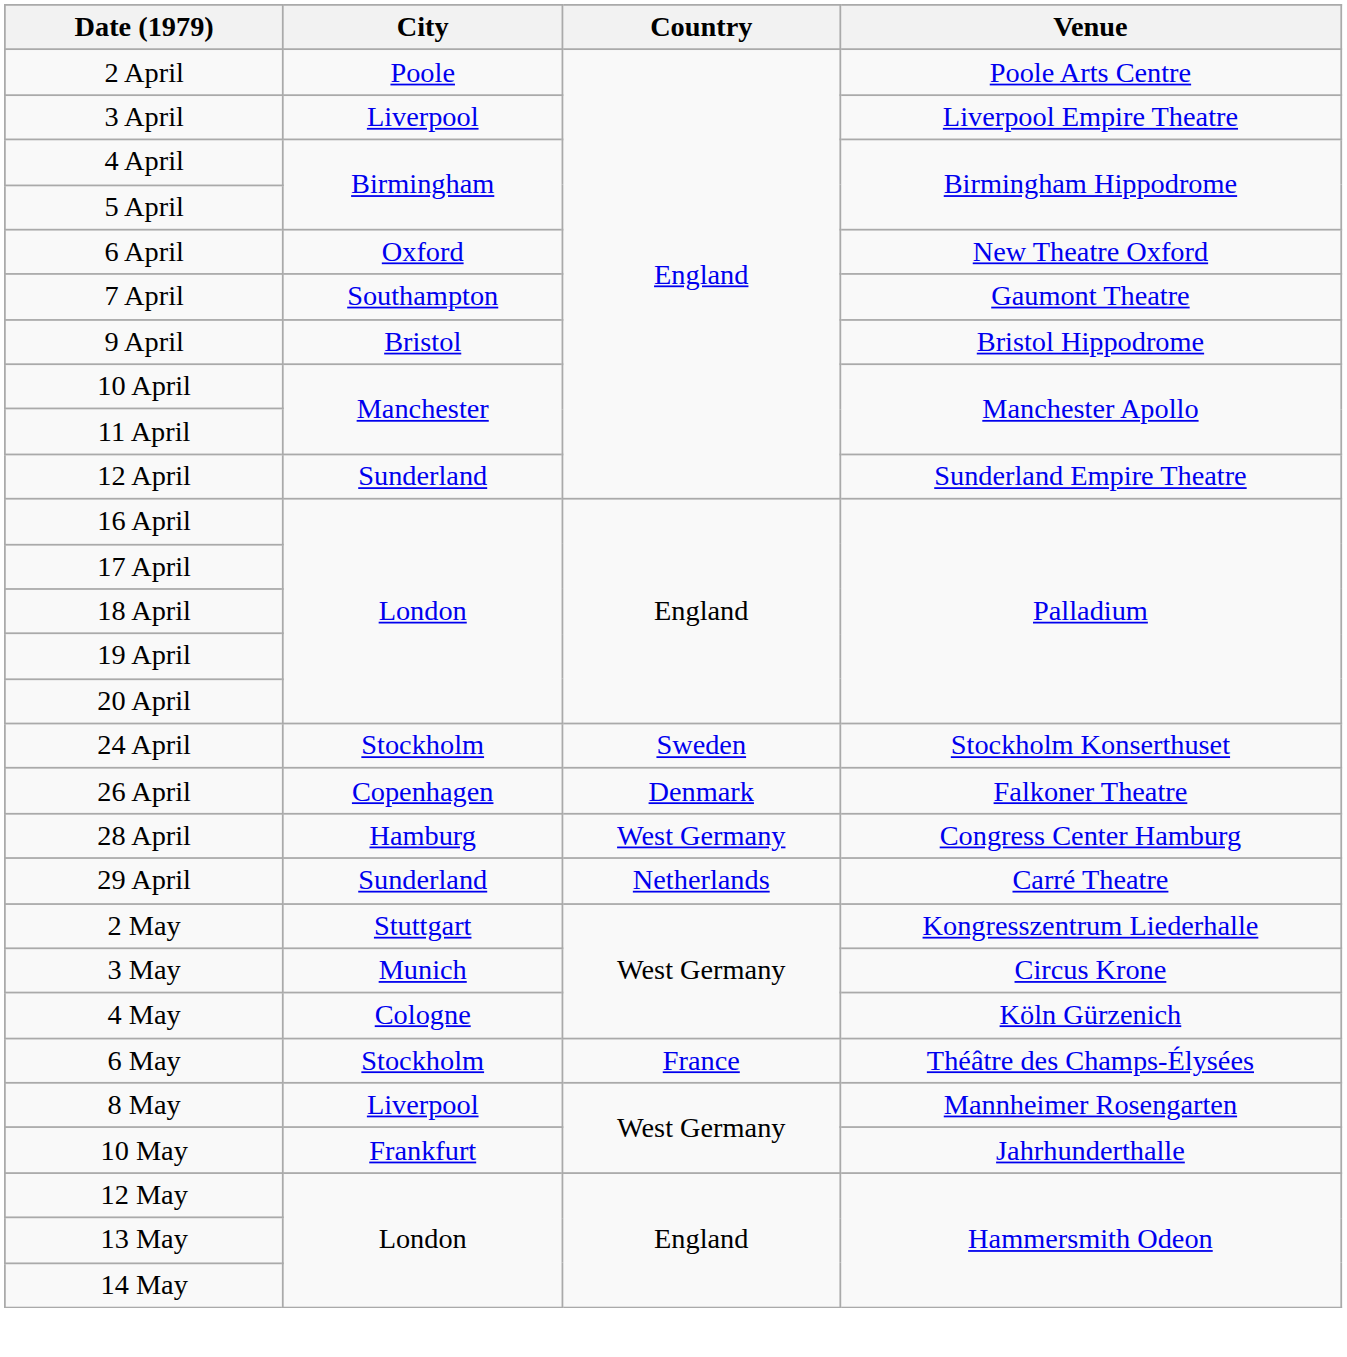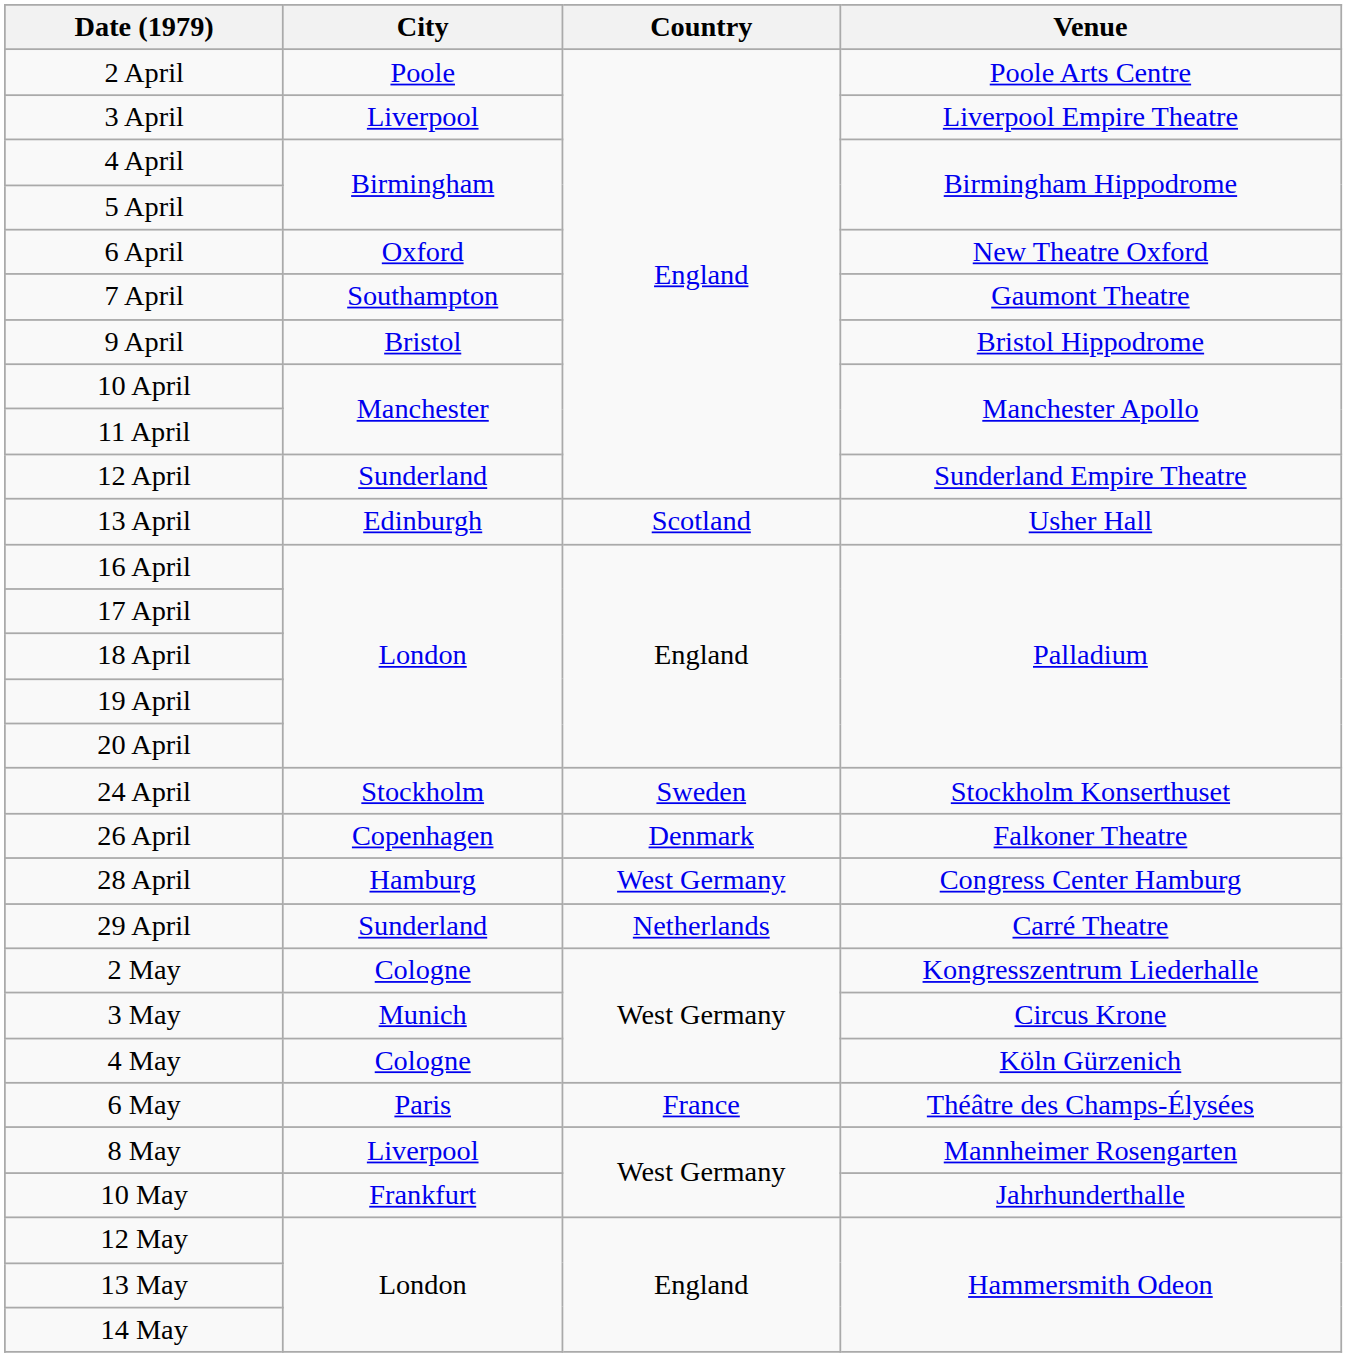+ row: (144, 521)
(423, 925) Stuttgart -> (423, 970) Cologne
(423, 1059) Stockholm -> (423, 1104) Paris
